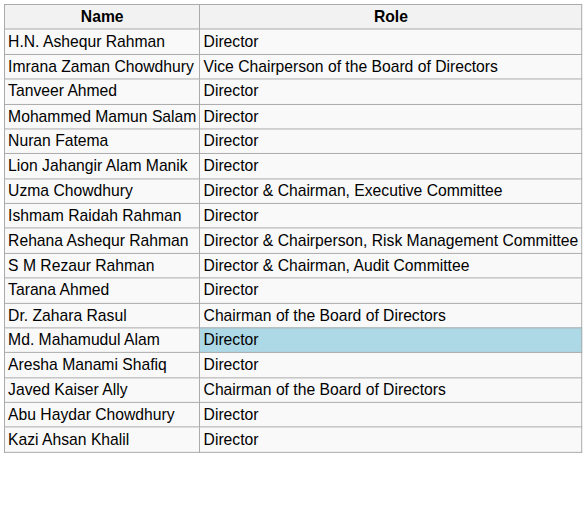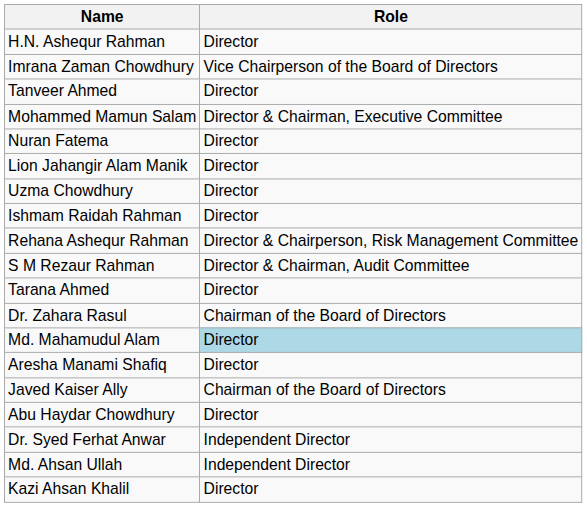(231, 116) Director -> (353, 116) Director & Chairman, Executive Committee
(353, 191) Director & Chairman, Executive Committee -> (231, 191) Director
+ row: (87, 439)
+ row: (65, 464)
